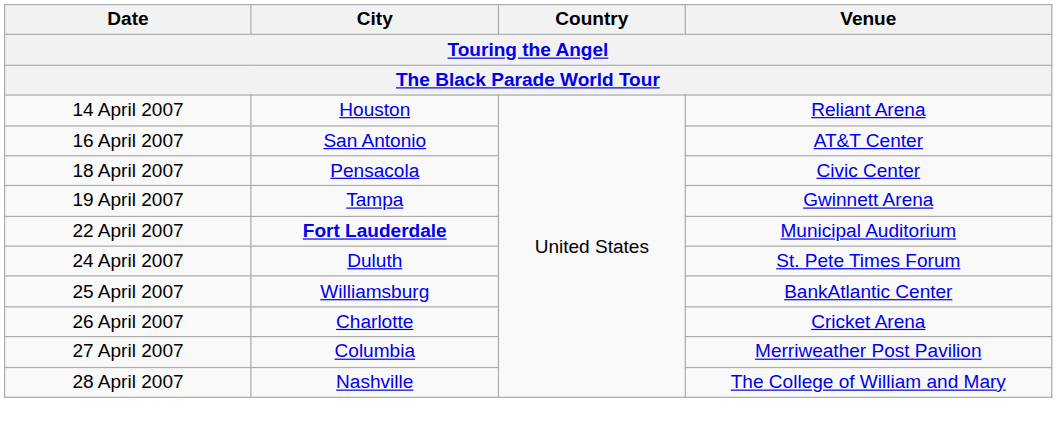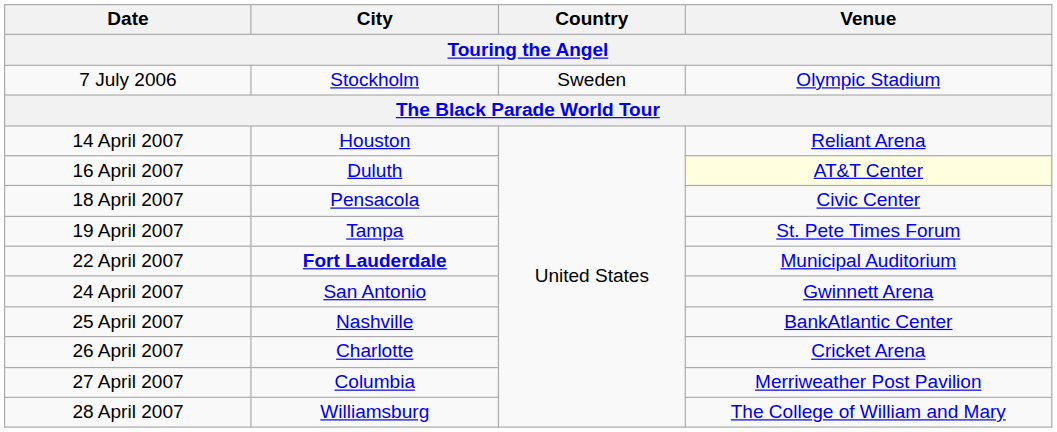+ row: (128, 79)
(375, 140) San Antonio -> (375, 170) Duluth
(868, 140) no background -> (868, 170) lightyellow background
(868, 200) Gwinnett Arena -> (868, 230) St. Pete Times Forum
(375, 261) Duluth -> (375, 291) San Antonio
(868, 261) St. Pete Times Forum -> (868, 291) Gwinnett Arena
(375, 291) Williamsburg -> (375, 321) Nashville
(375, 381) Nashville -> (375, 412) Williamsburg
